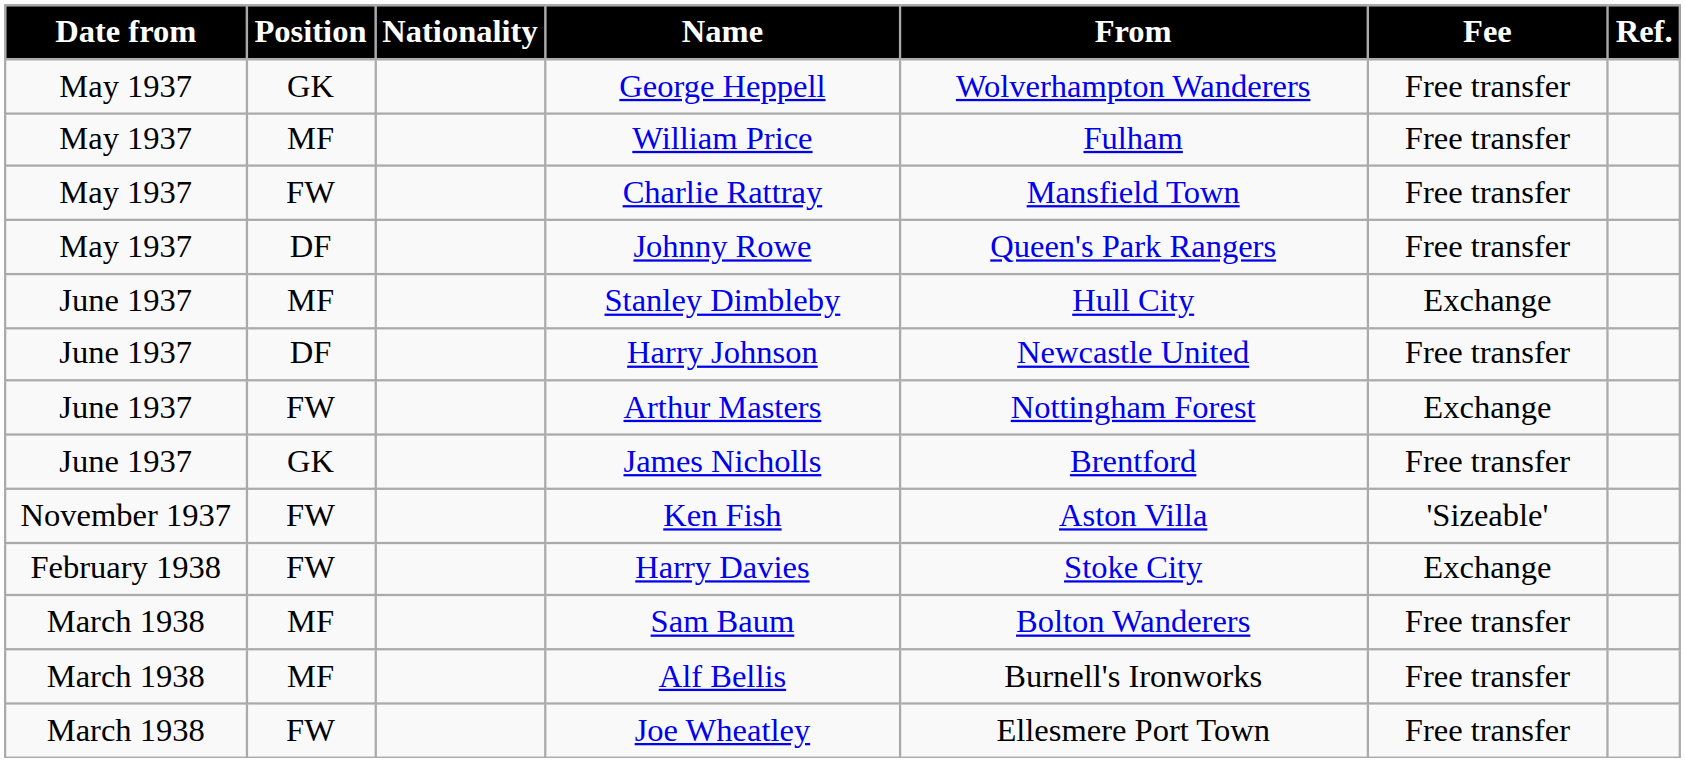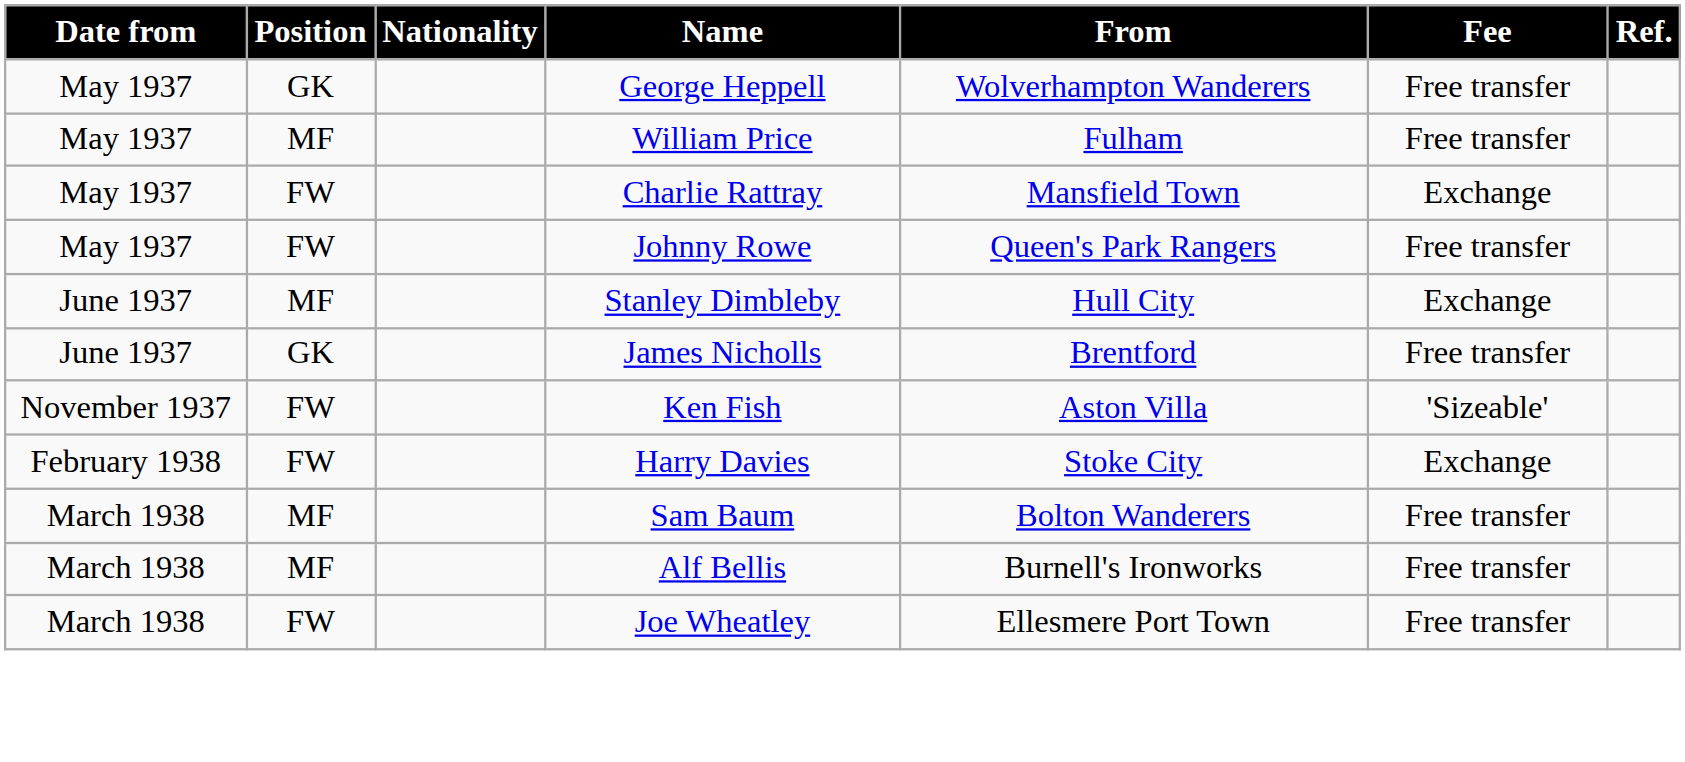(1487, 192) Free transfer -> (1487, 192) Exchange
(311, 246) DF -> (311, 246) FW
- row: (722, 353)
- row: (722, 407)
